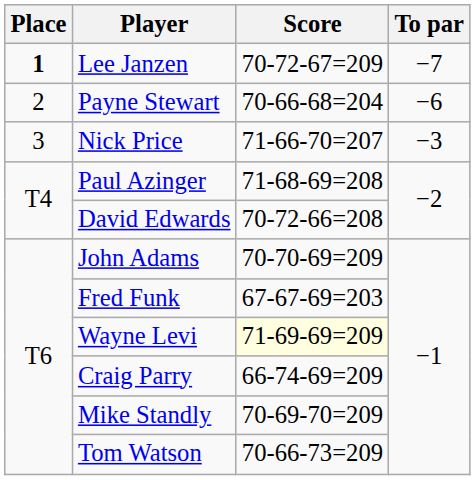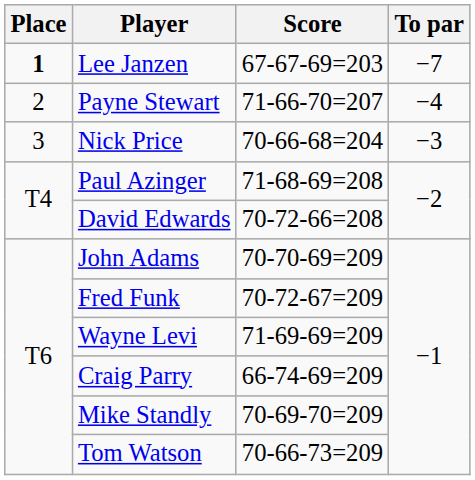(312, 63) 70-72-67=209 -> (312, 63) 67-67-69=203
(312, 102) 70-66-68=204 -> (312, 102) 71-66-70=207
(429, 102) −6 -> (429, 102) −4
(312, 141) 71-66-70=207 -> (312, 141) 70-66-68=204
(312, 297) 67-67-69=203 -> (312, 297) 70-72-67=209
(312, 336) lightyellow background -> (312, 336) no background
